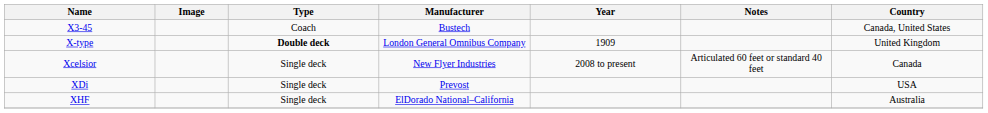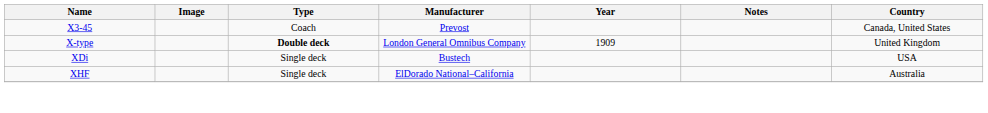(454, 27) Bustech -> (454, 27) Prevost
- row: (80, 64)
(454, 85) Prevost -> (454, 58) Bustech
